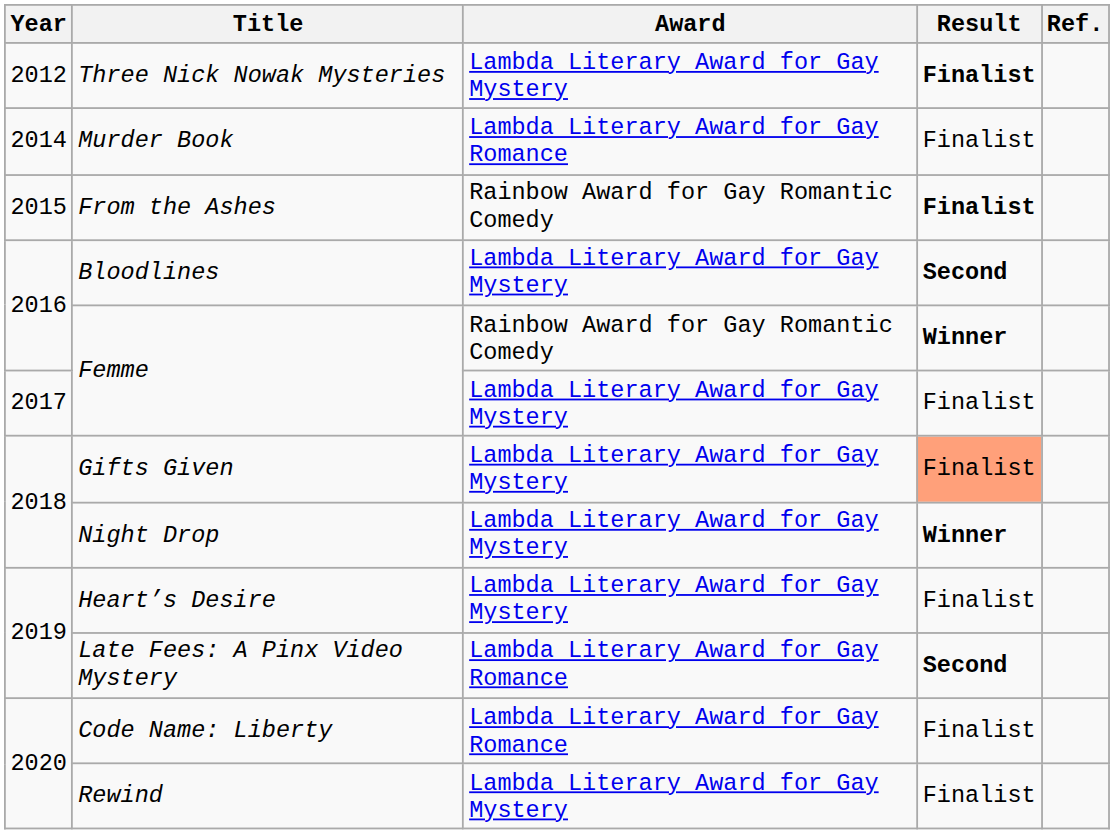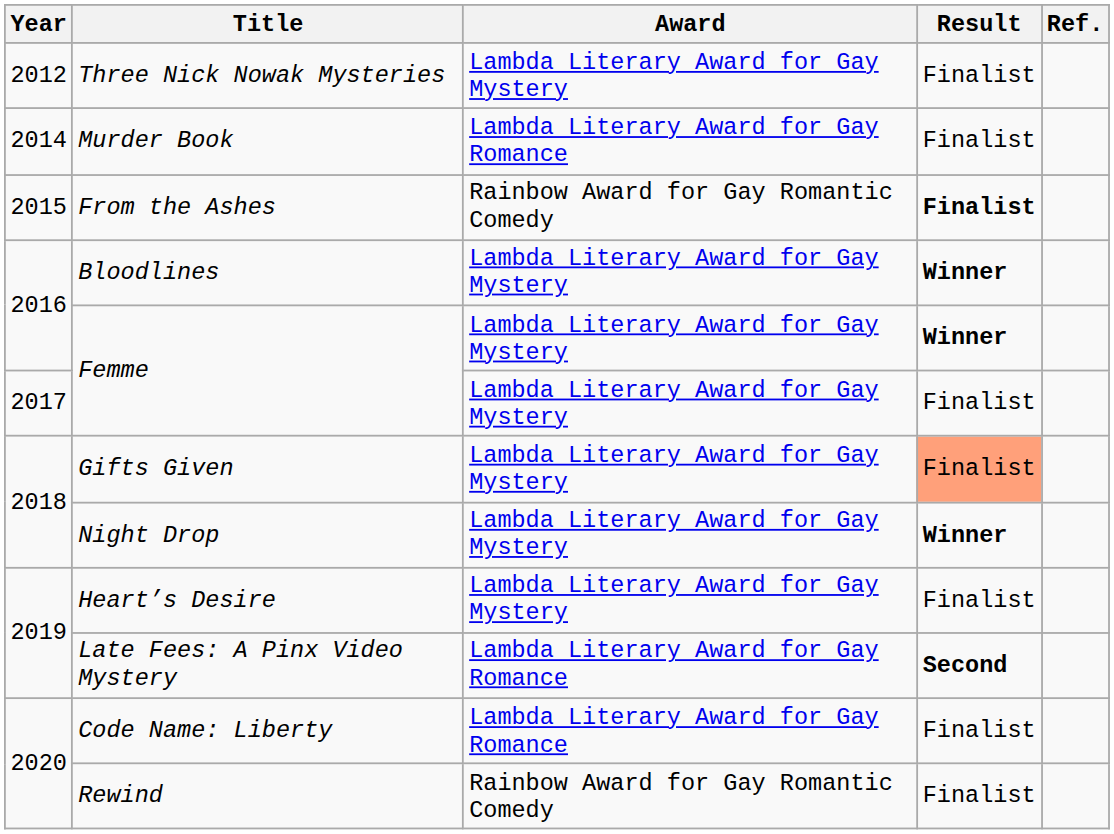(979, 76) bold -> (979, 76) normal
(965, 273) Second -> (965, 273) Winner
(681, 338) Rainbow Award for Gay Romantic Comedy -> (674, 338) Lambda Literary Award for Gay Mystery
(674, 796) Lambda Literary Award for Gay Mystery -> (681, 796) Rainbow Award for Gay Romantic Comedy
